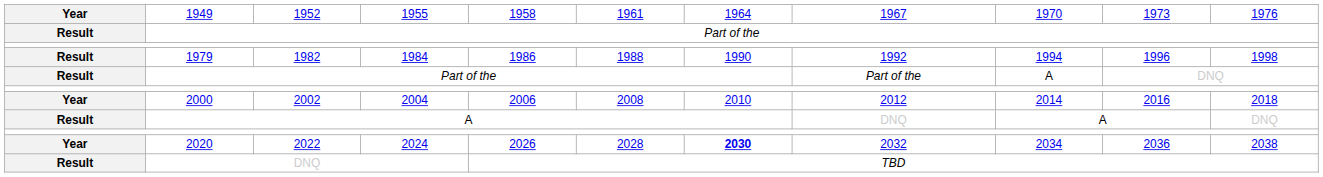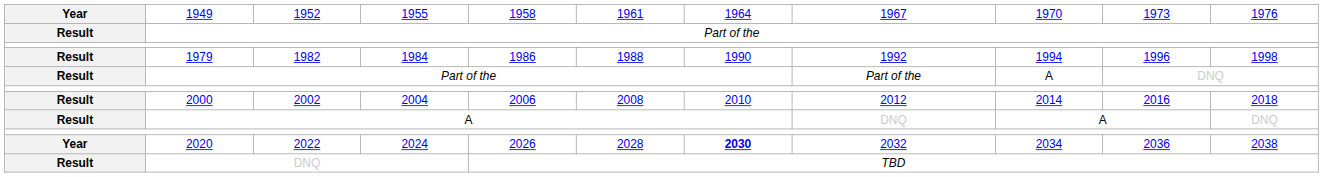(75, 101) Year -> (75, 101) Result
